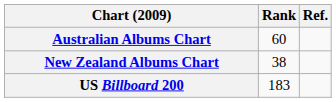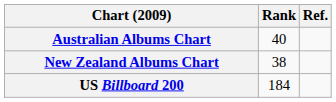(279, 39) 60 -> (279, 39) 40
(279, 85) 183 -> (279, 85) 184
